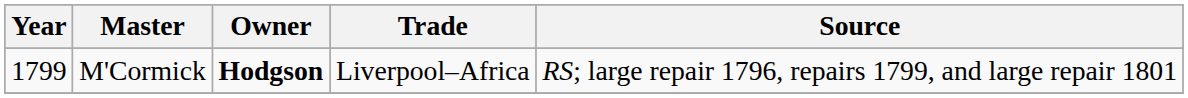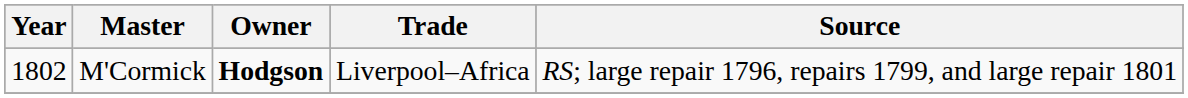(39, 70) 1799 -> (39, 70) 1802
